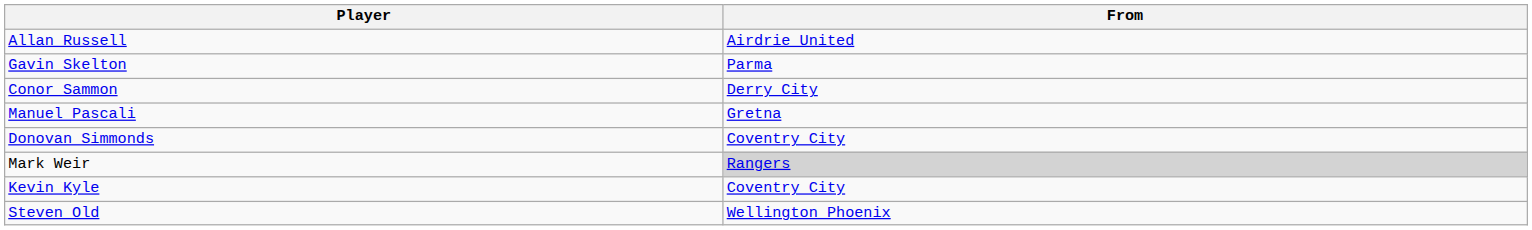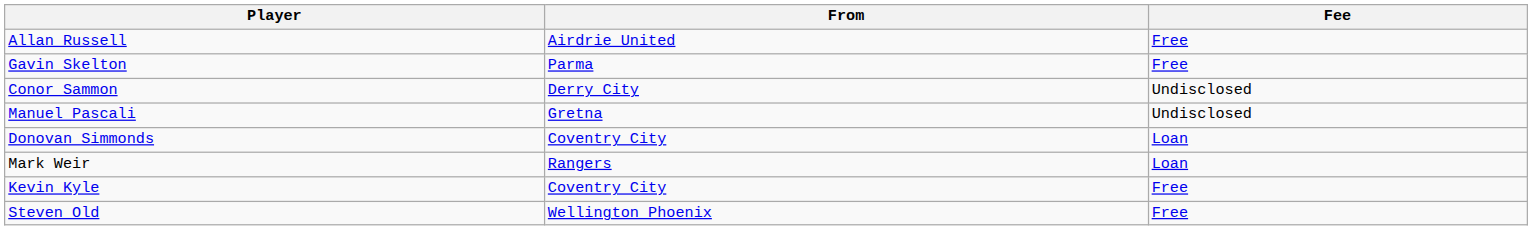+ column: (1338, 17)
(759, 164) lightgrey background -> (580, 164) no background
